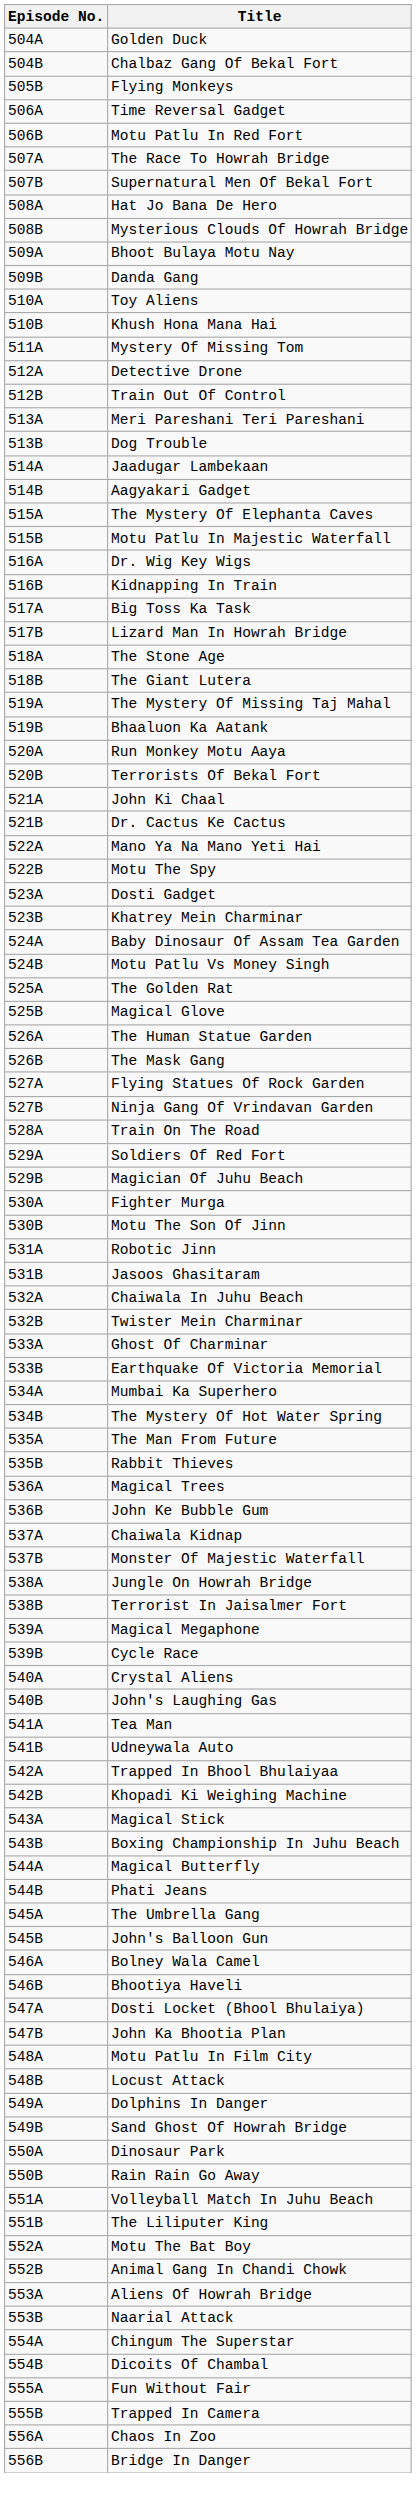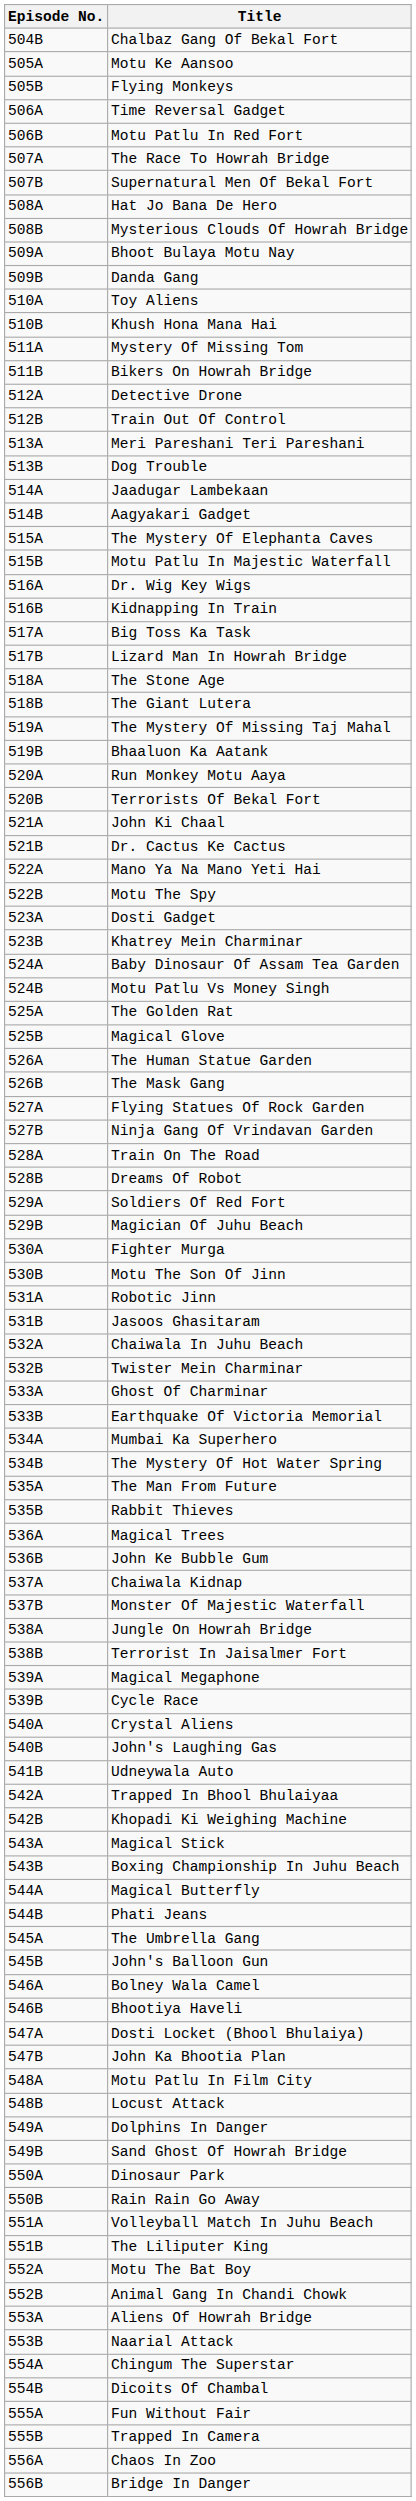- row: (159, 40)
+ row: (172, 64)
+ row: (212, 372)
+ row: (177, 1179)
- row: (142, 1725)
